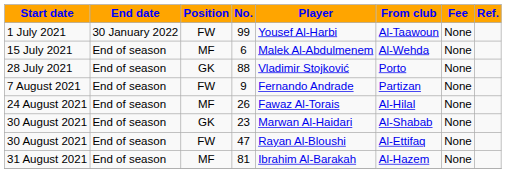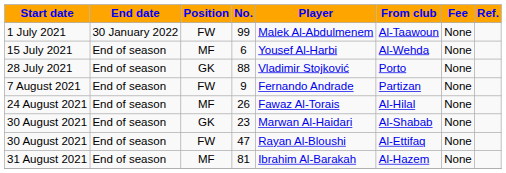(298, 31) Yousef Al-Harbi -> (316, 31) Malek Al-Abdulmenem
(316, 50) Malek Al-Abdulmenem -> (298, 50) Yousef Al-Harbi
